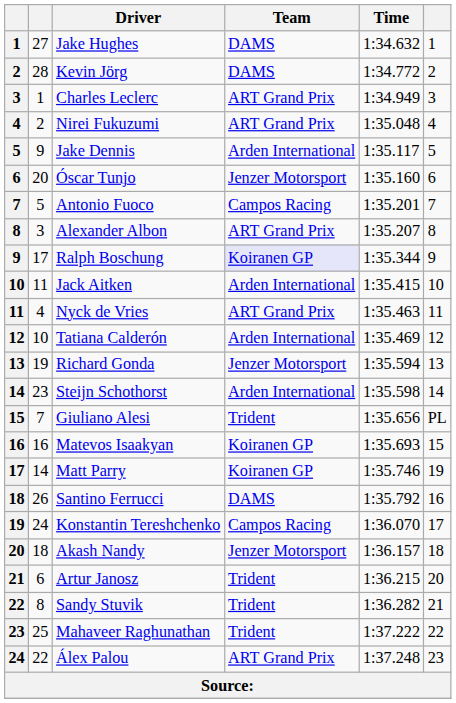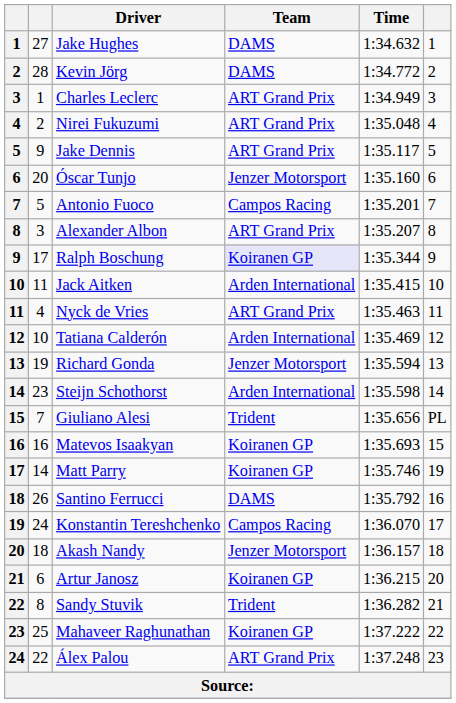(292, 150) Arden International -> (281, 150) ART Grand Prix
(252, 578) Trident -> (271, 578) Koiranen GP
(252, 631) Trident -> (271, 631) Koiranen GP
